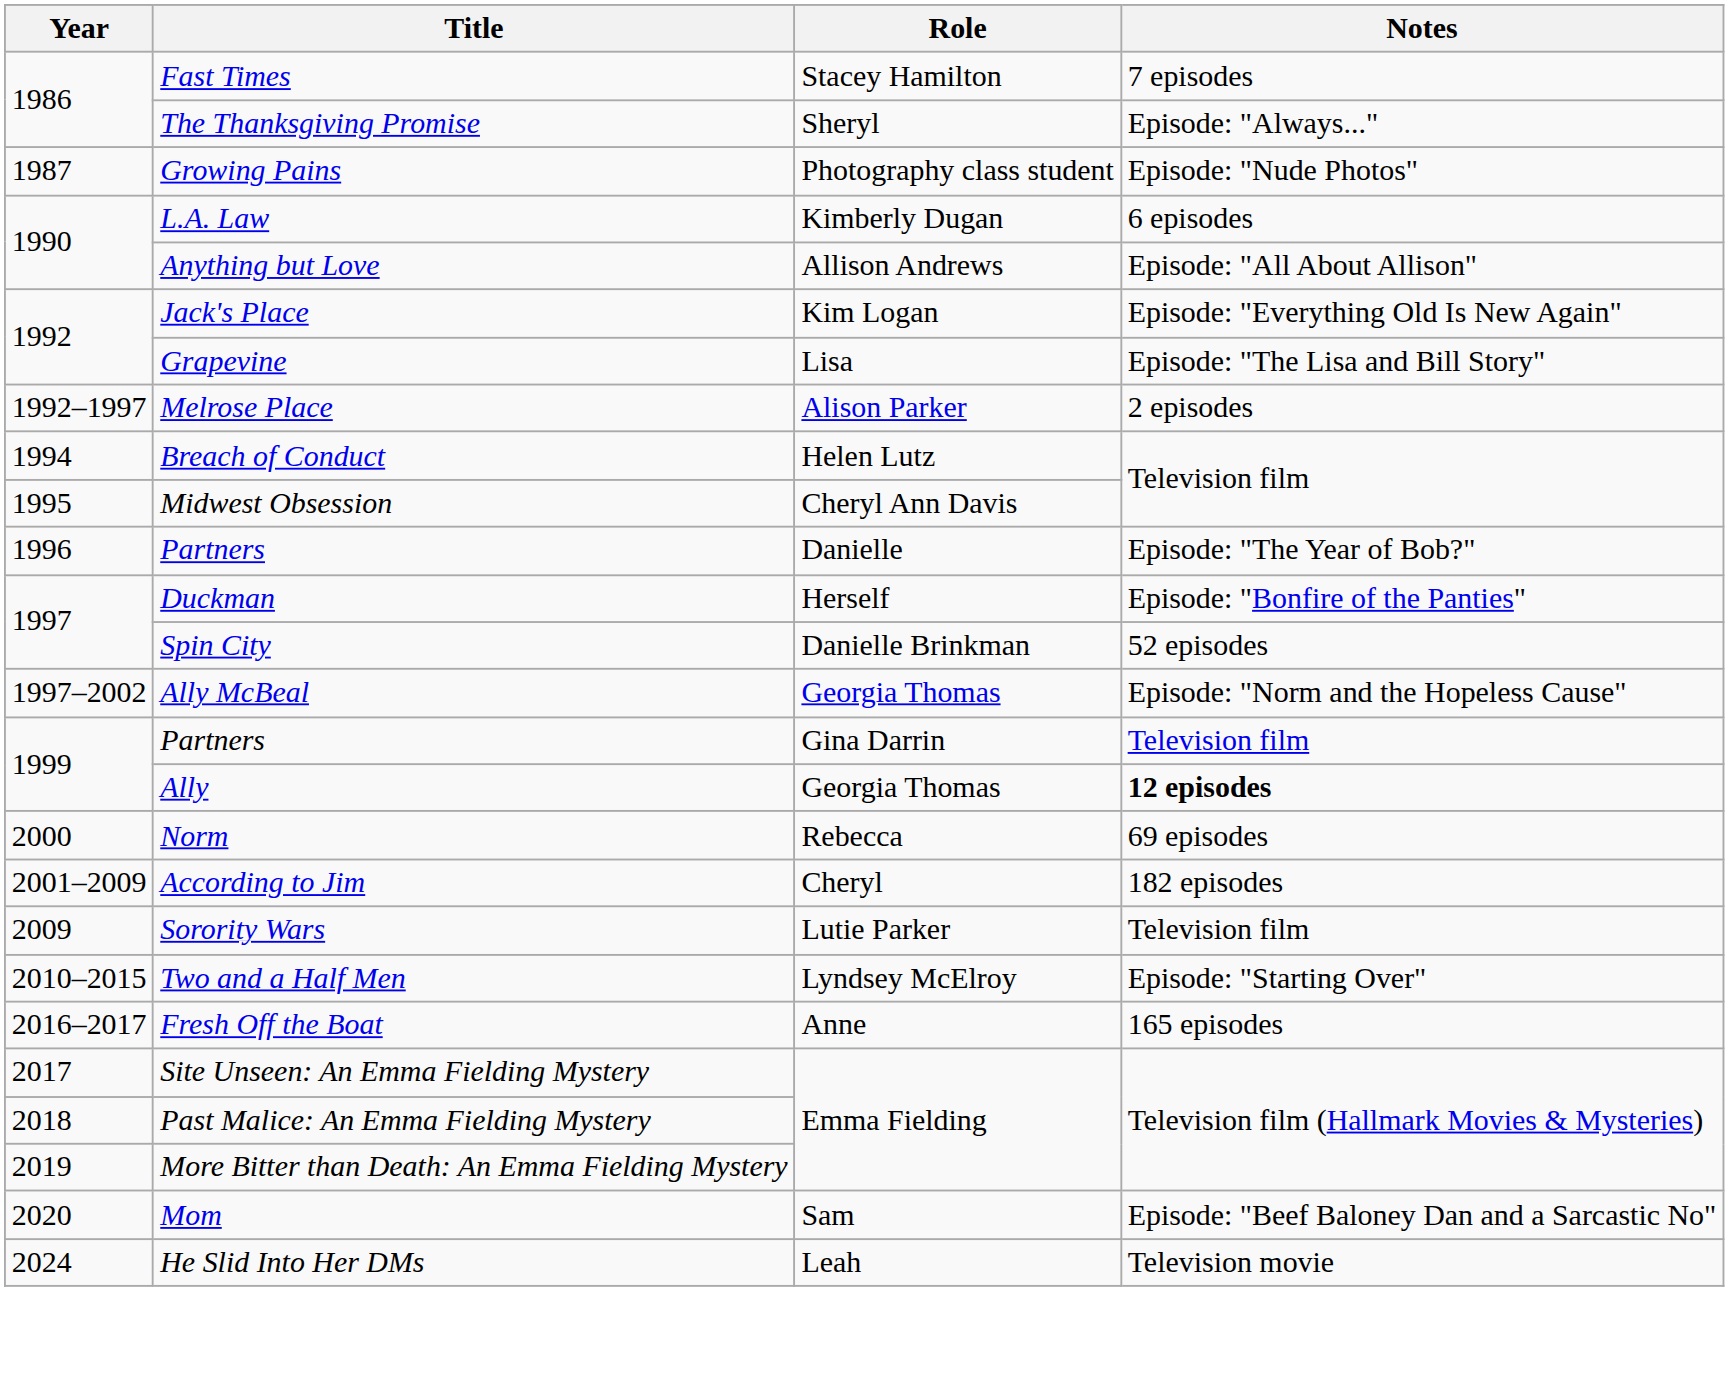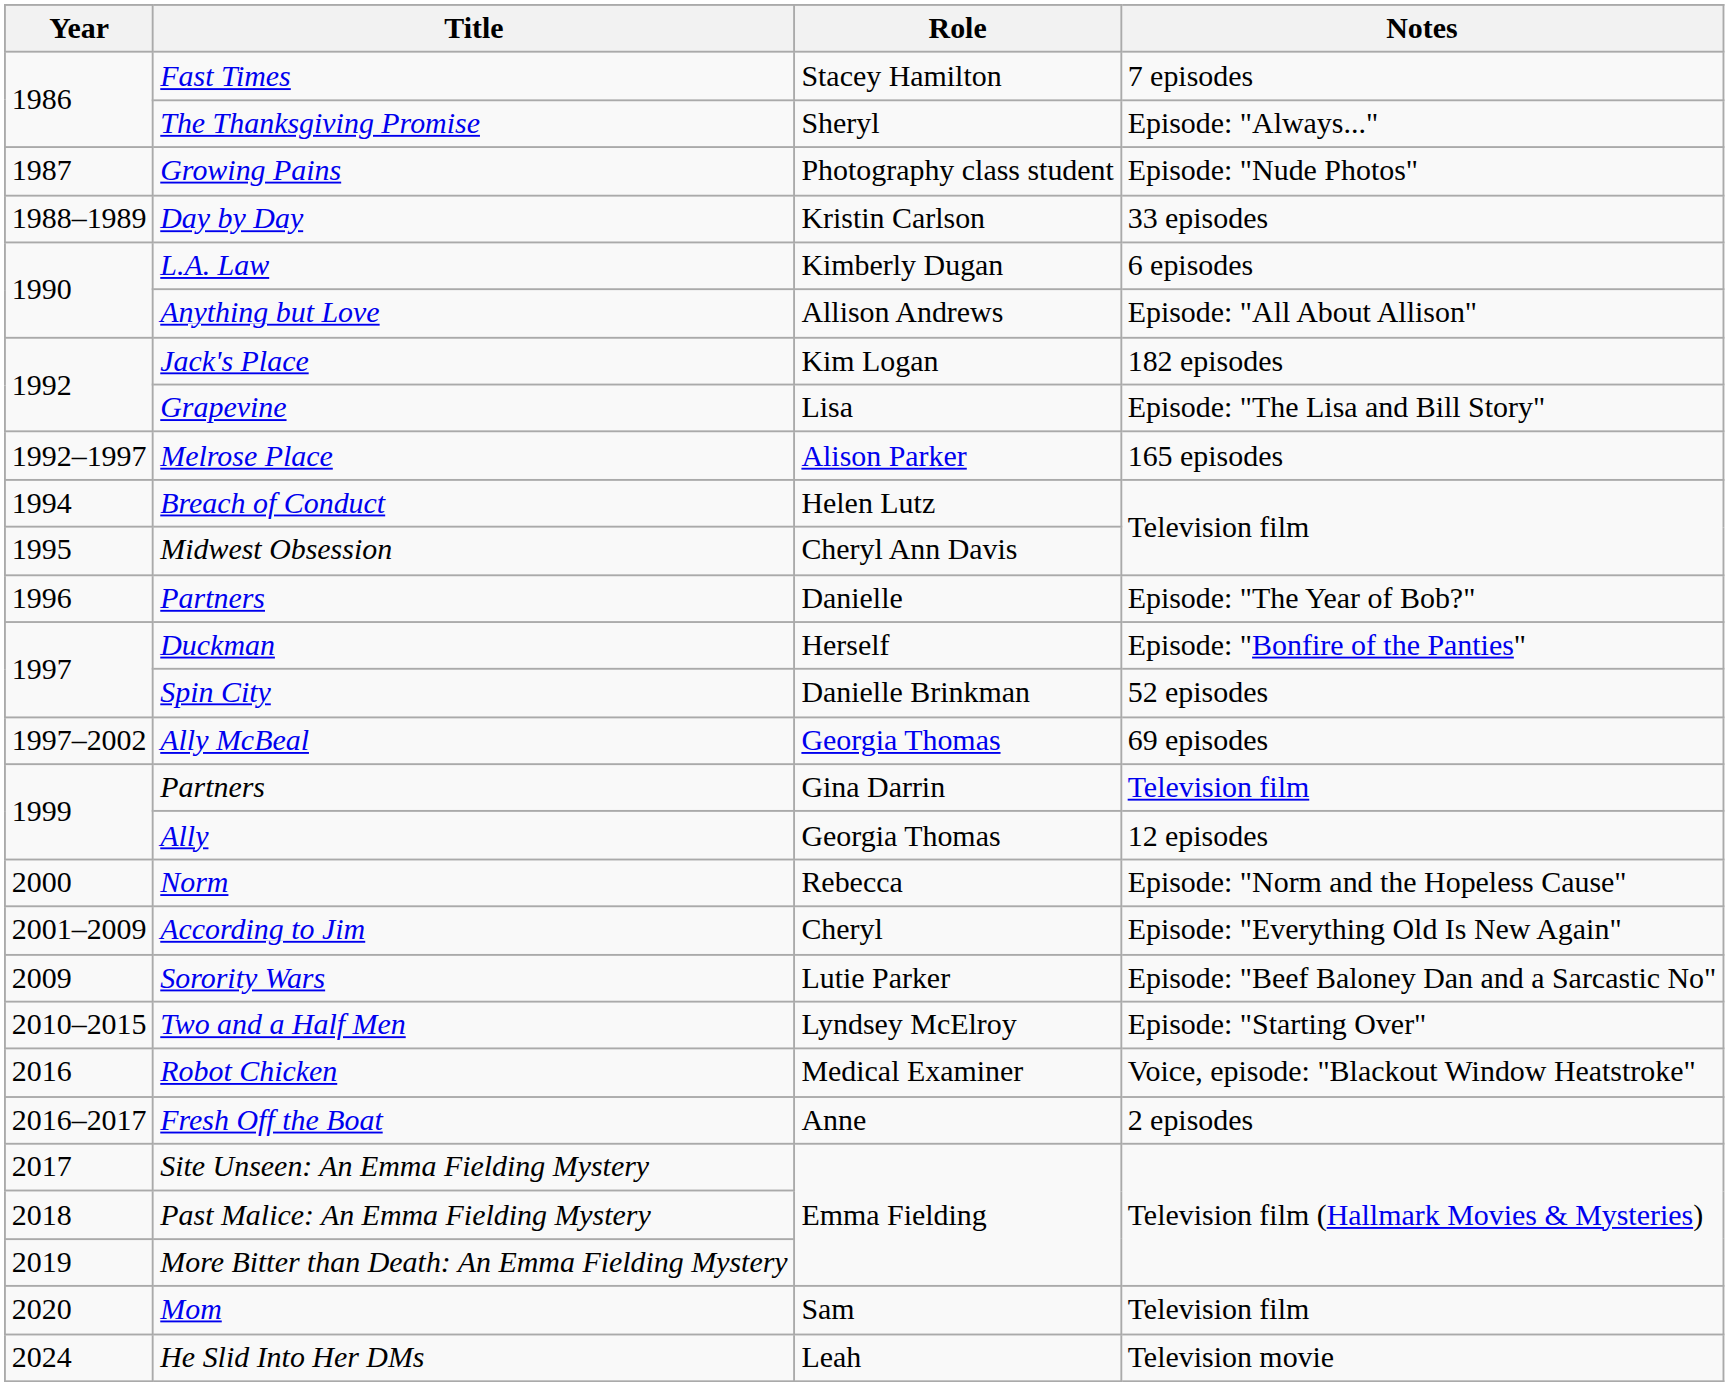+ row: (232, 218)
(1375, 312) Episode: "Everything Old Is New Again" -> (1205, 360) 182 episodes
(1190, 407) 2 episodes -> (1205, 455) 165 episodes
(1377, 692) Episode: "Norm and the Hopeless Cause" -> (1198, 739) 69 episodes
(1200, 787) bold -> (1198, 834) normal
(1198, 834) 69 episodes -> (1377, 882) Episode: "Norm and the Hopeless Cause"
(1205, 882) 182 episodes -> (1375, 929) Episode: "Everything Old Is New Again"
(1218, 929) Television film -> (1422, 977) Episode: "Beef Baloney Dan and a Sarcastic No"
+ row: (249, 1072)
(1205, 1024) 165 episodes -> (1190, 1119) 2 episodes
(1422, 1214) Episode: "Beef Baloney Dan and a Sarcastic No" -> (1218, 1309) Television film
